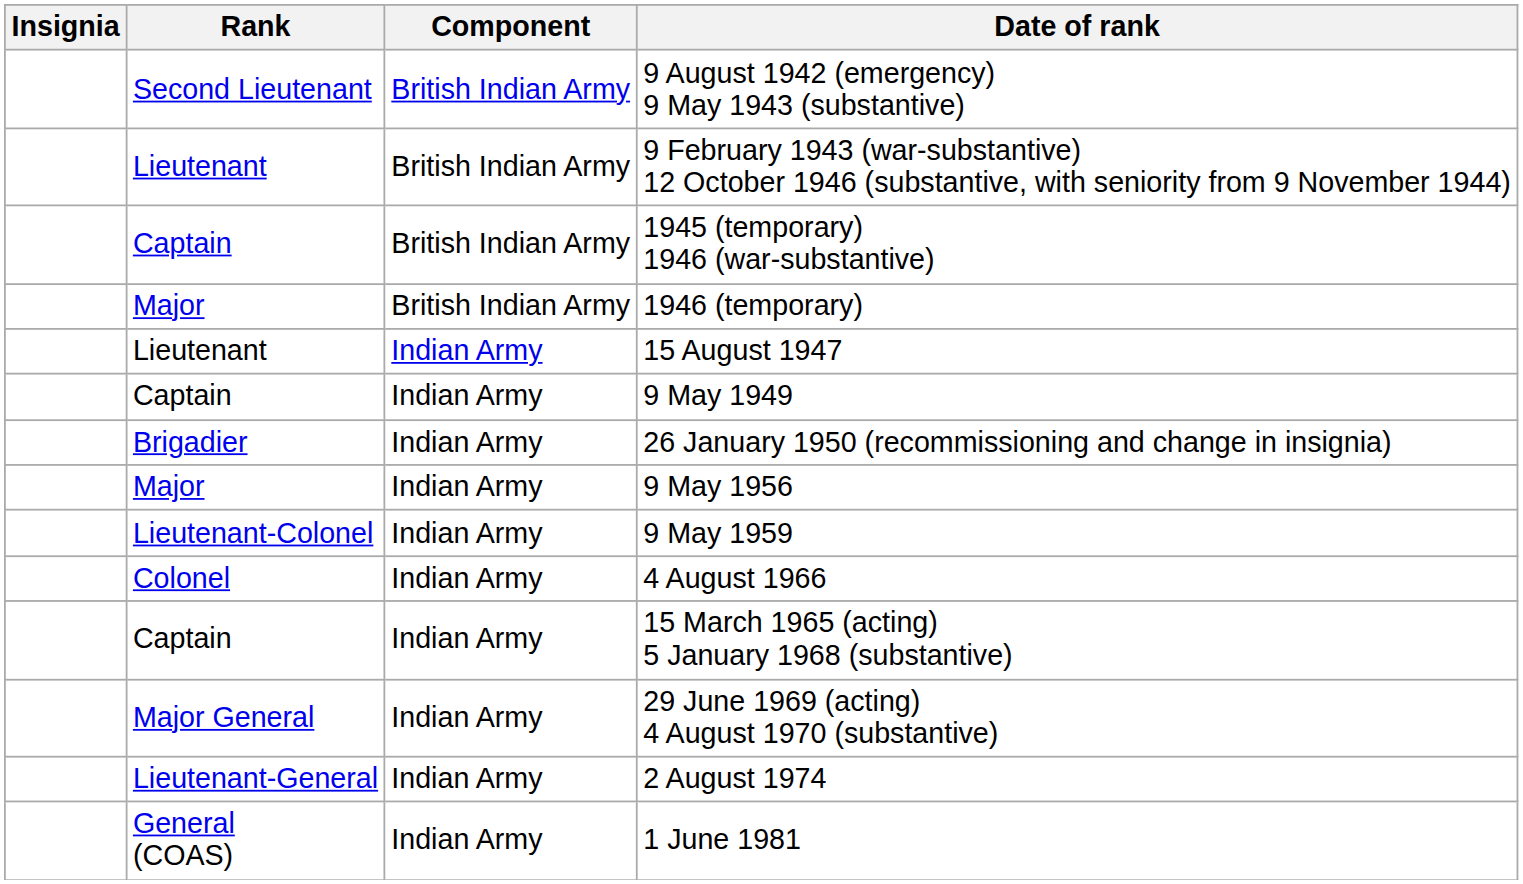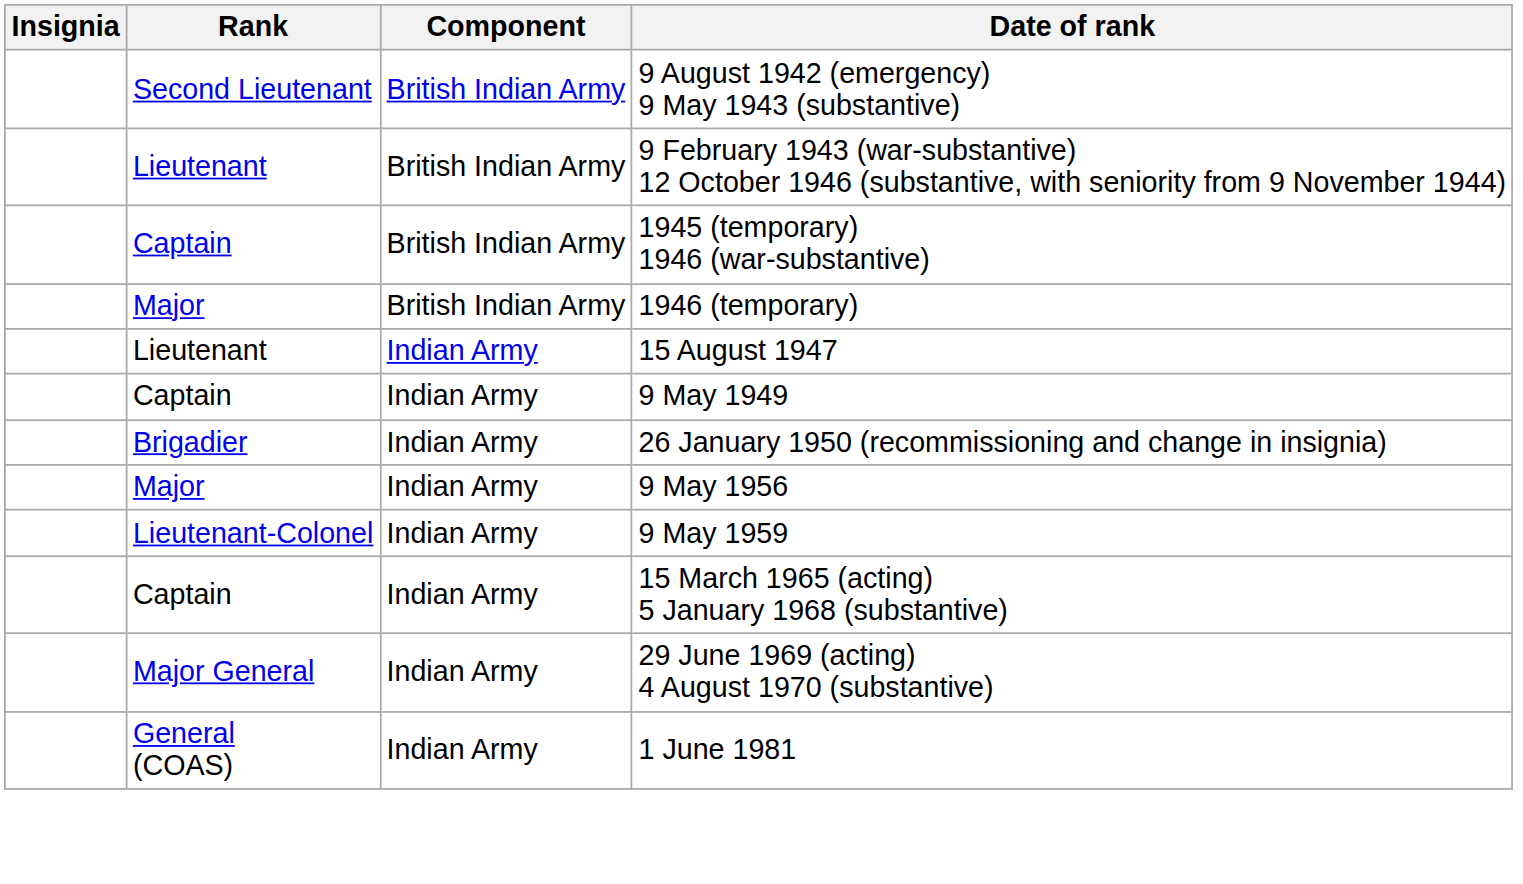- row: (735, 578)
- row: (735, 778)
